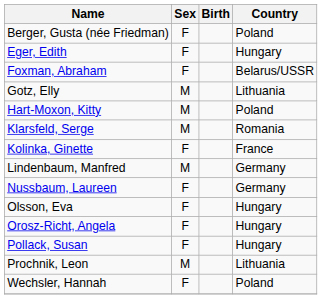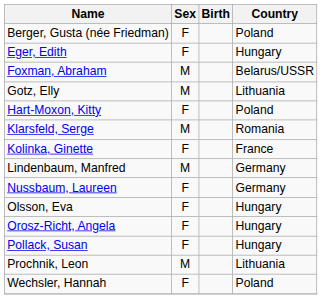(185, 71) F -> (185, 71) M
(185, 110) M -> (185, 110) F
